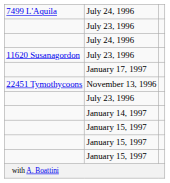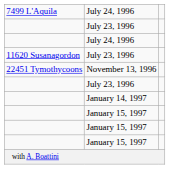- row: (44, 70)
